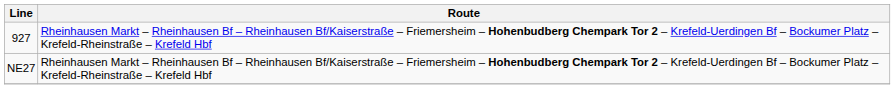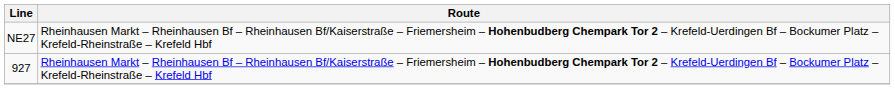rows swapped: (21, 37) <-> (21, 68)
